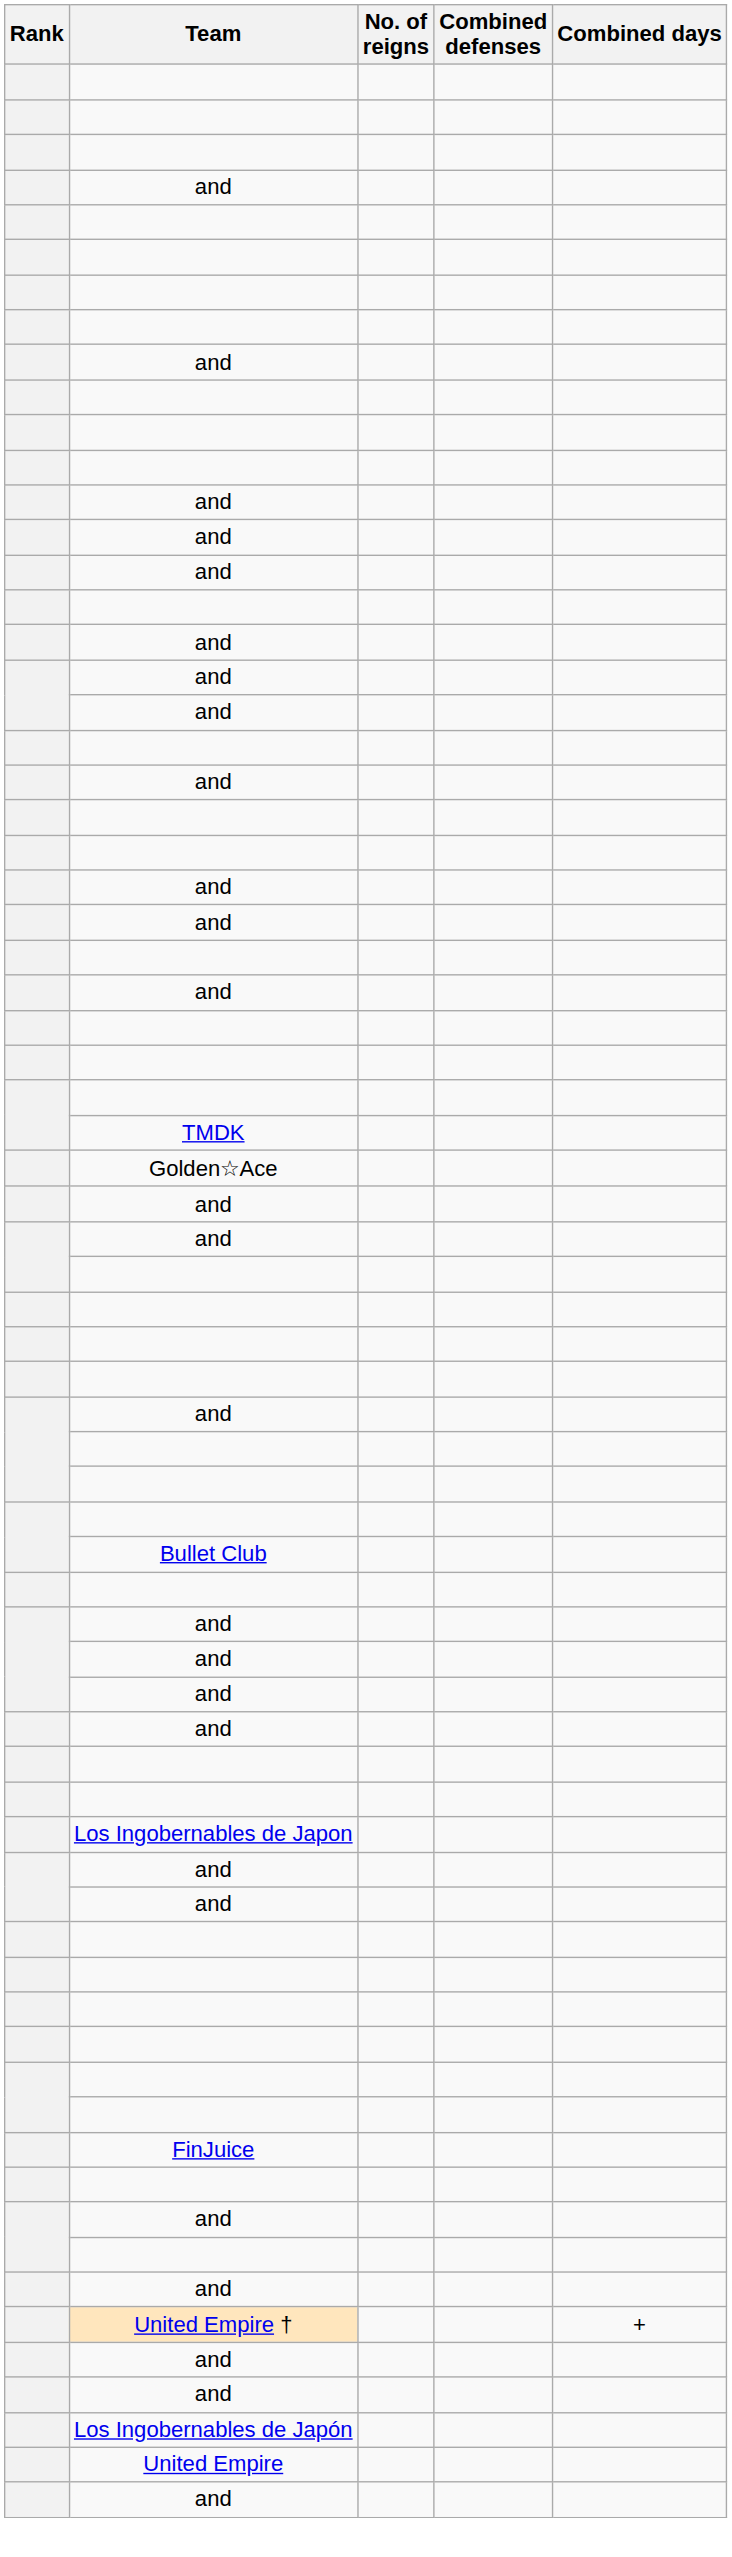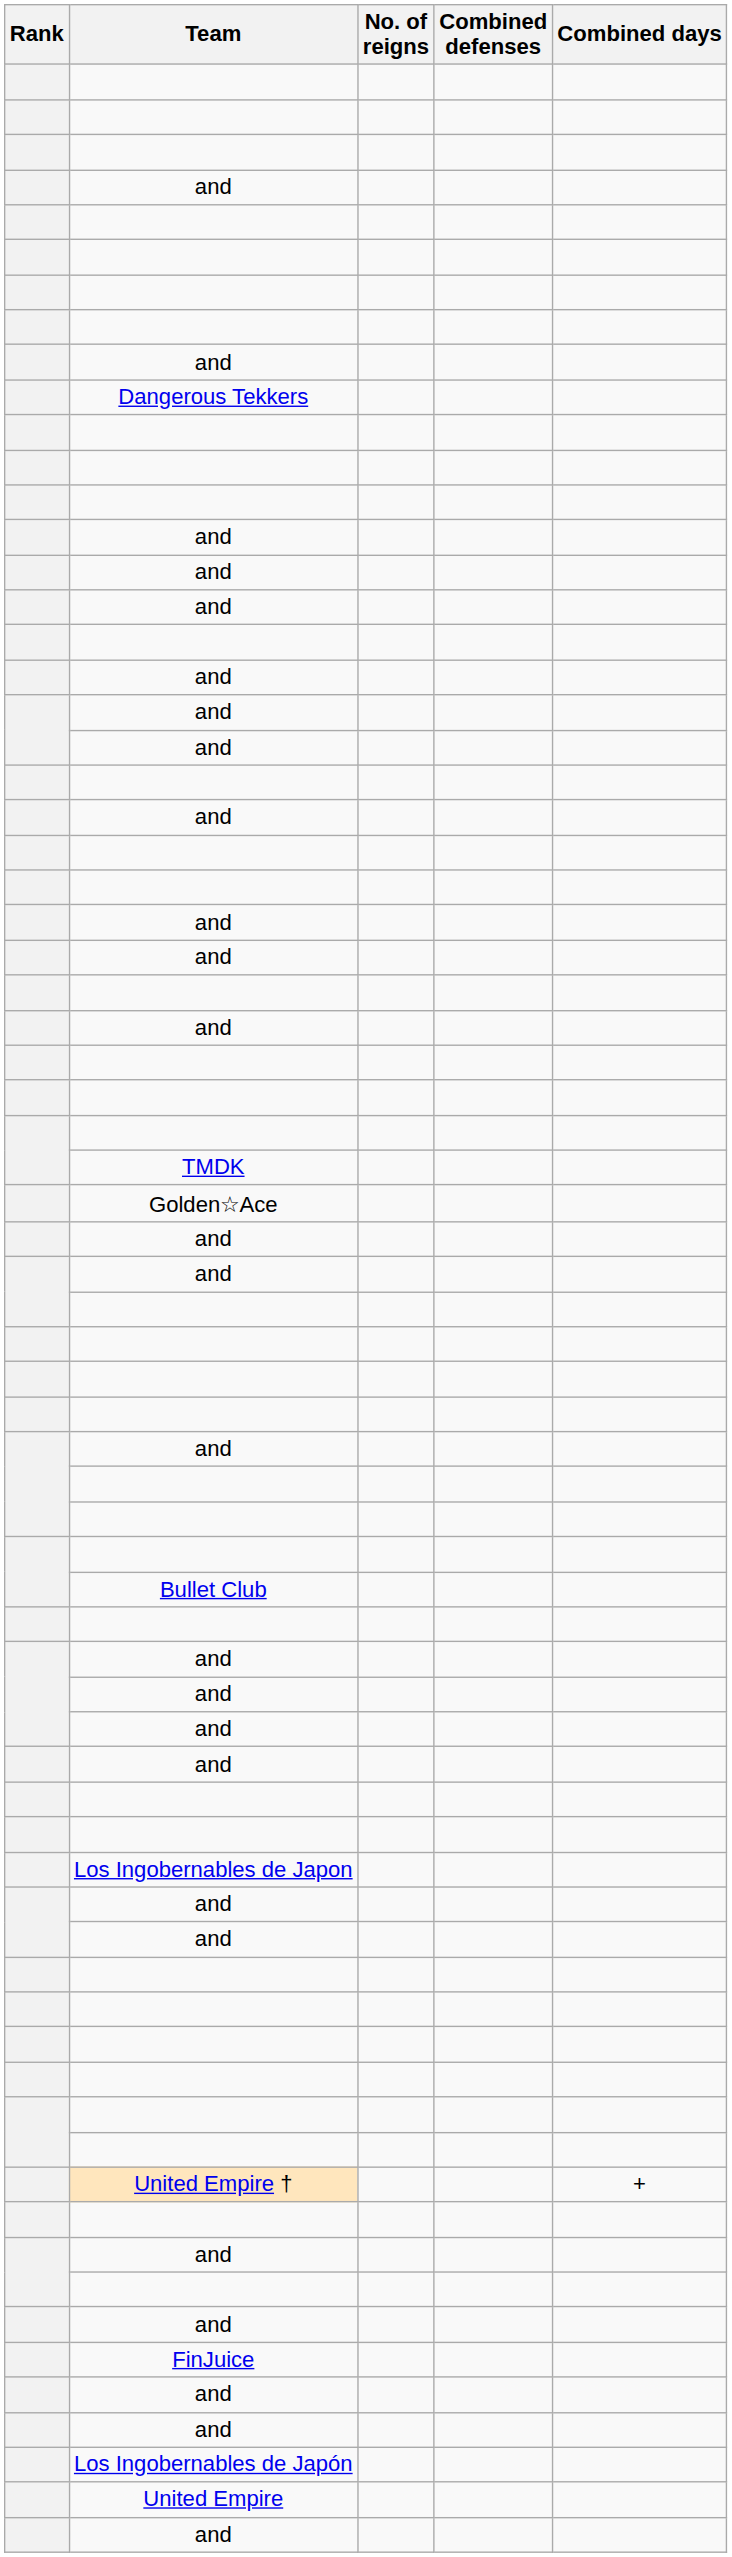+ row: (37, 397)
rows swapped: (37, 2325) <-> (37, 2149)
